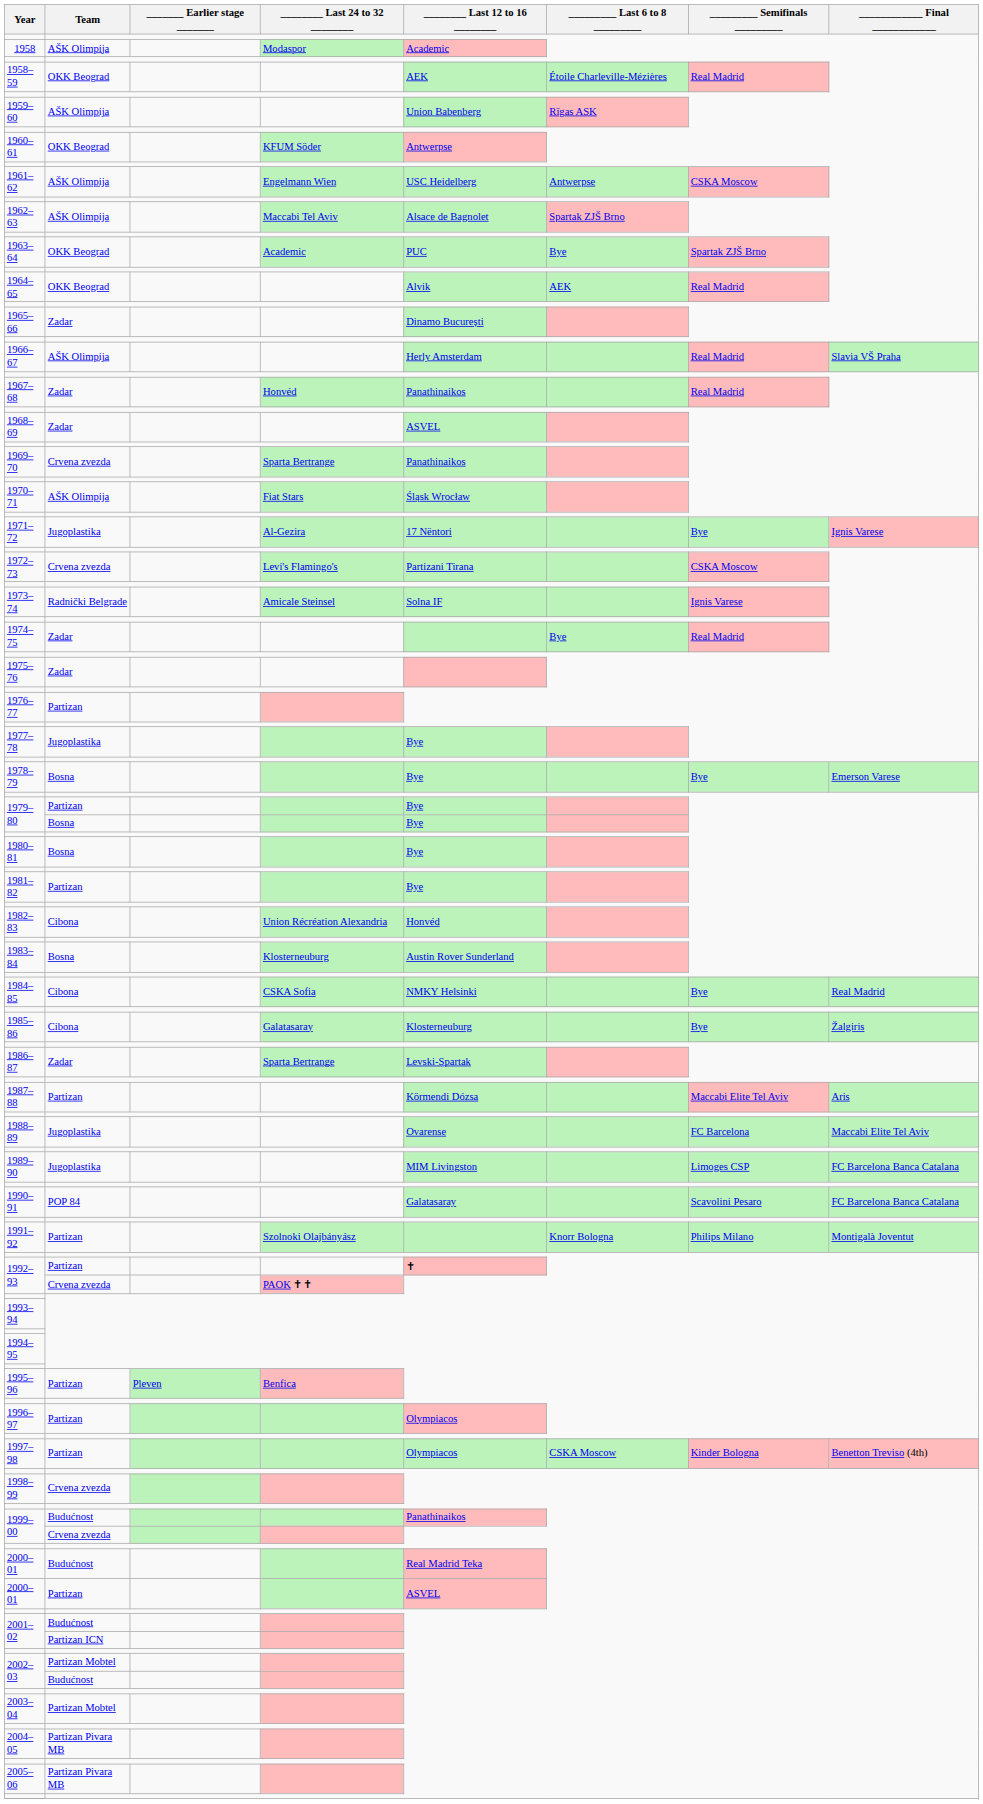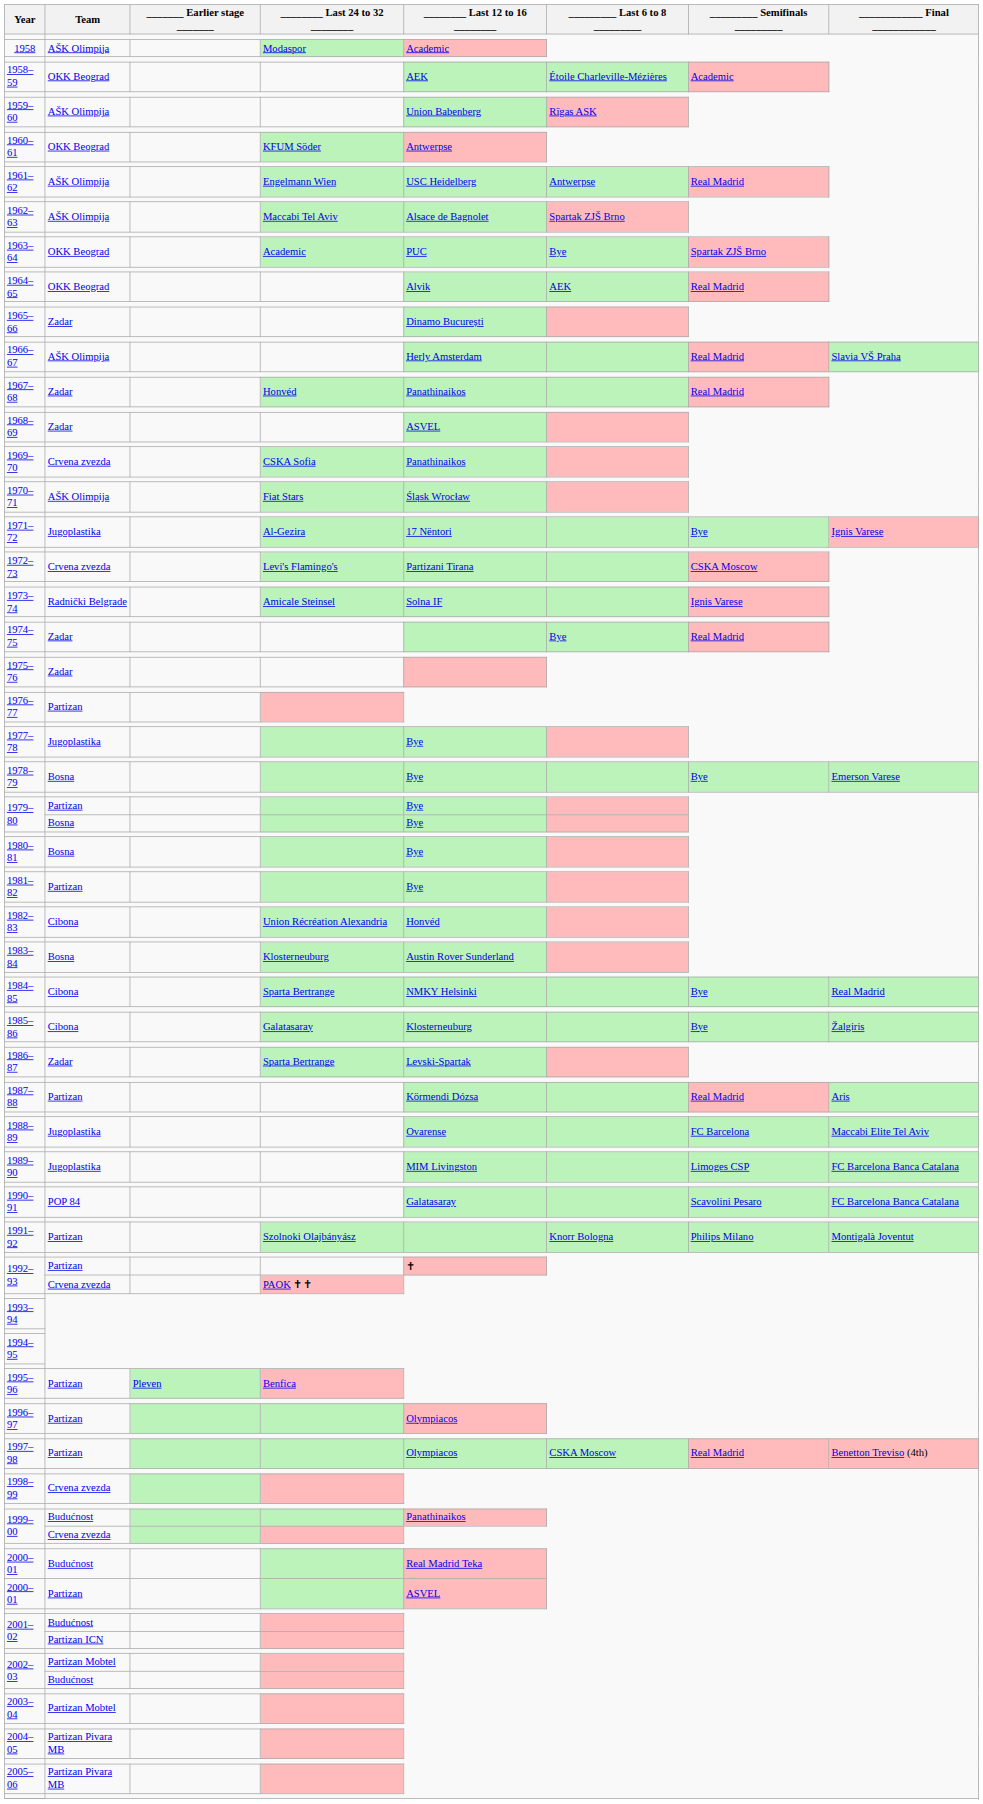(717, 76) Real Madrid -> (712, 76) Academic
(724, 181) CSKA Moscow -> (717, 181) Real Madrid
(299, 461) Sparta Bertrange -> (289, 461) CSKA Sofia
(289, 991) CSKA Sofia -> (299, 991) Sparta Bertrange
(739, 1096) Maccabi Elite Tel Aviv -> (717, 1096) Real Madrid
(725, 1453) Kinder Bologna -> (717, 1453) Real Madrid
